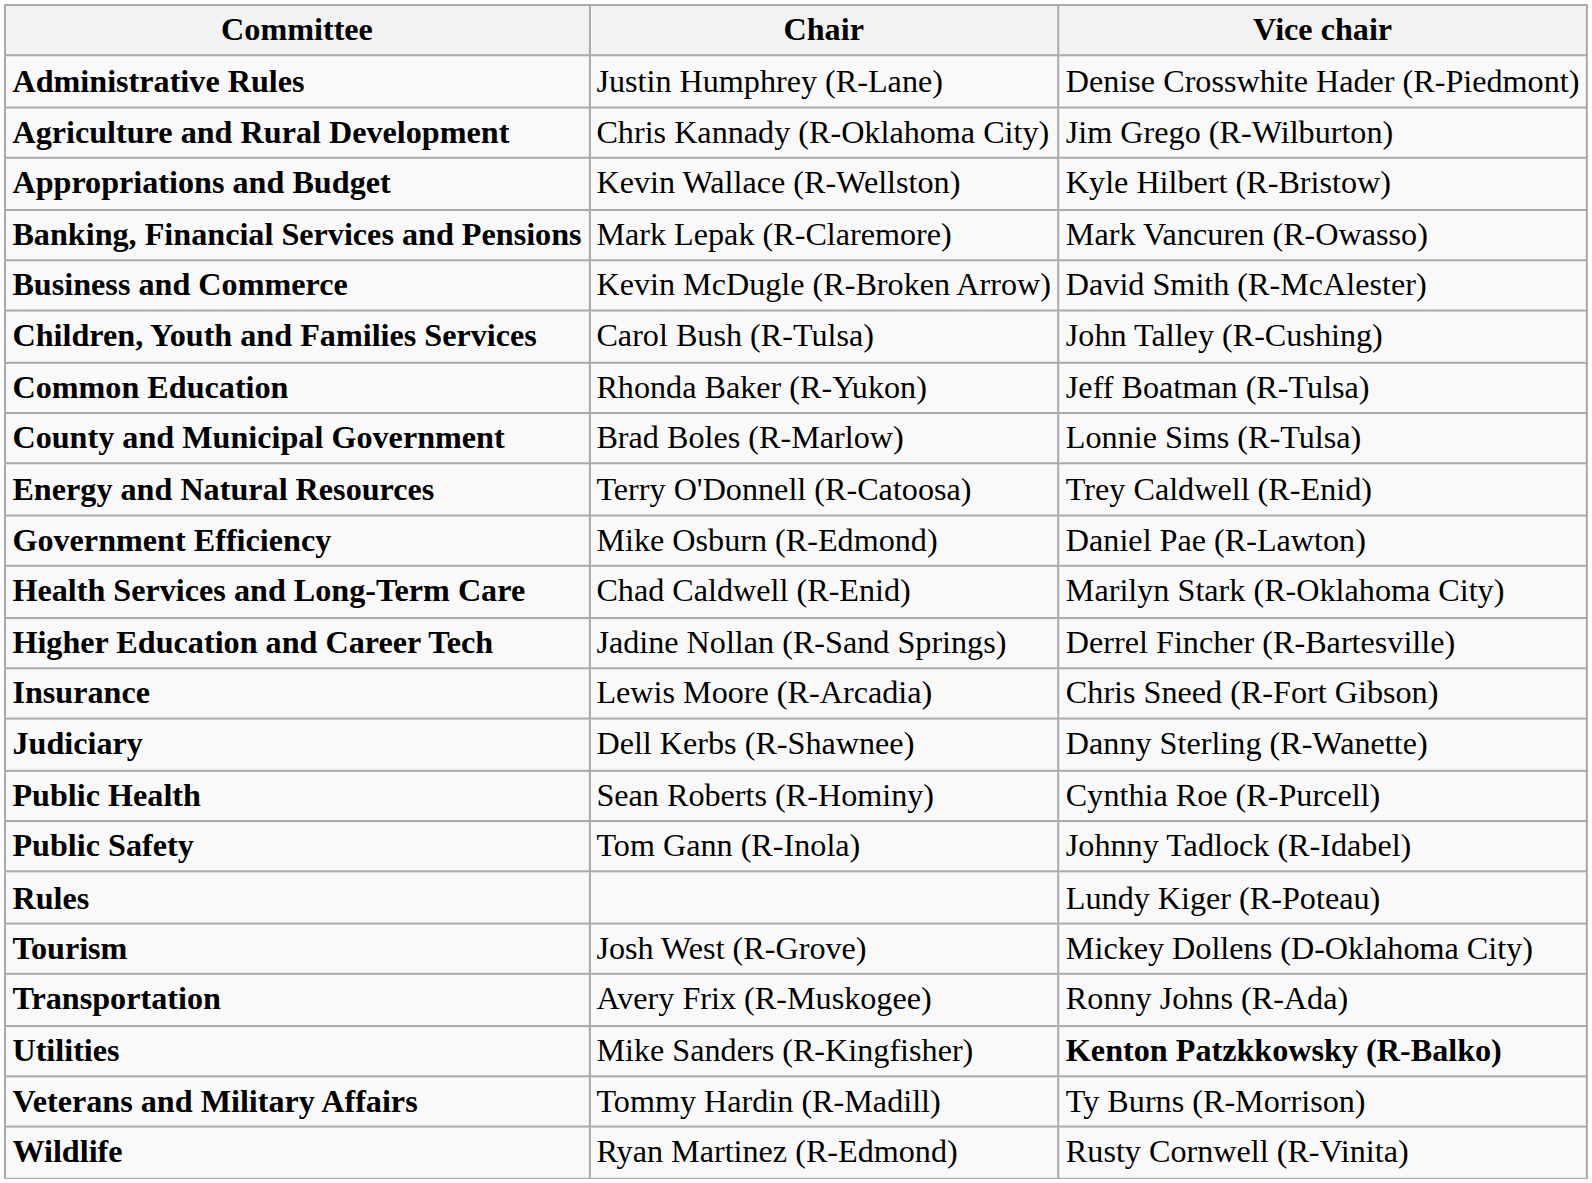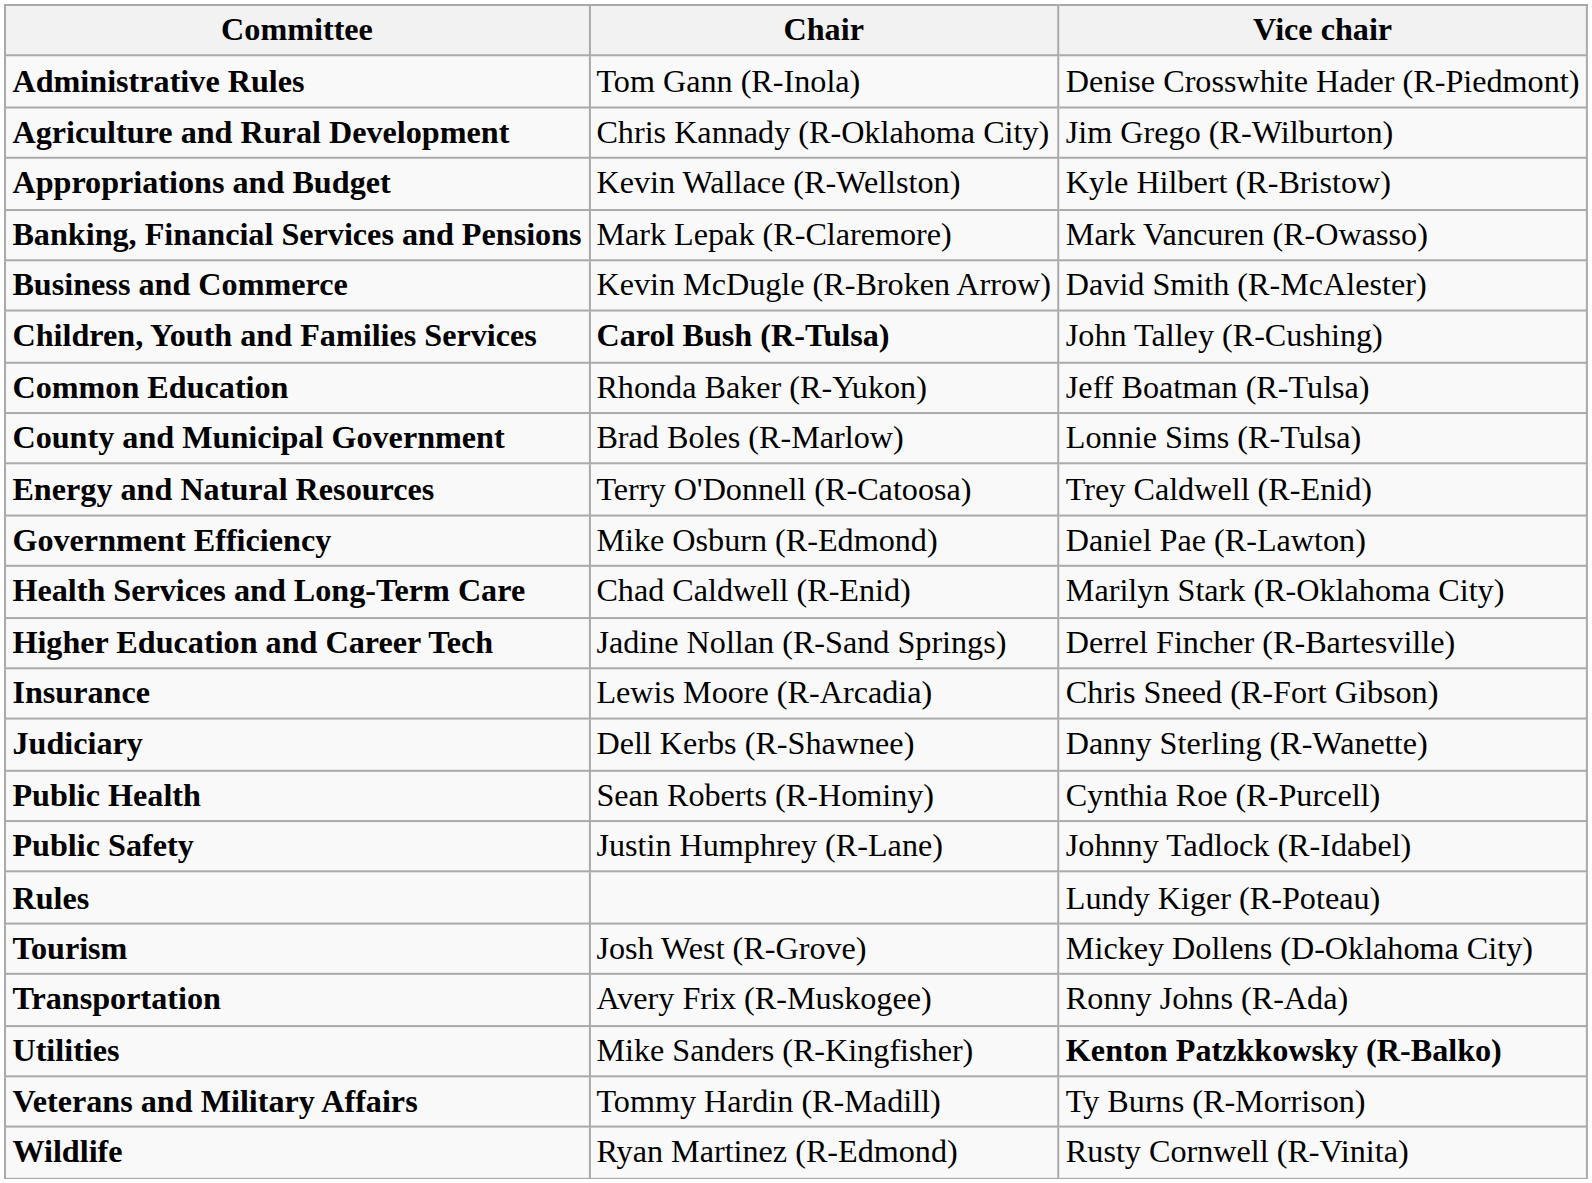(770, 81) Justin Humphrey (R-Lane) -> (728, 81) Tom Gann (R-Inola)
(735, 336) normal -> (743, 336) bold
(728, 846) Tom Gann (R-Inola) -> (770, 846) Justin Humphrey (R-Lane)
